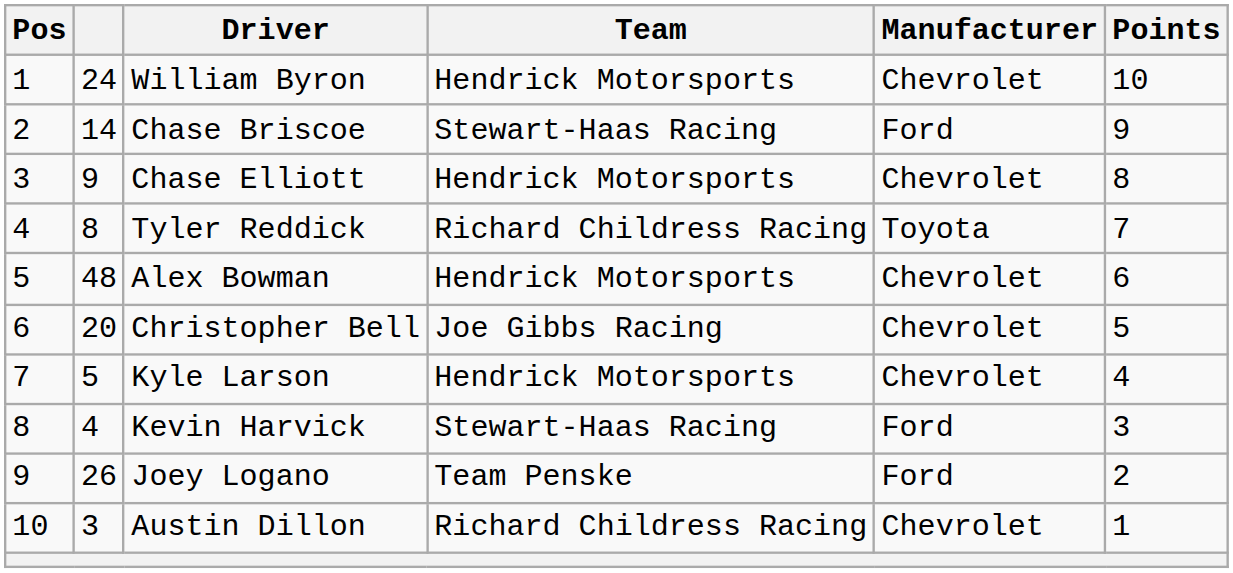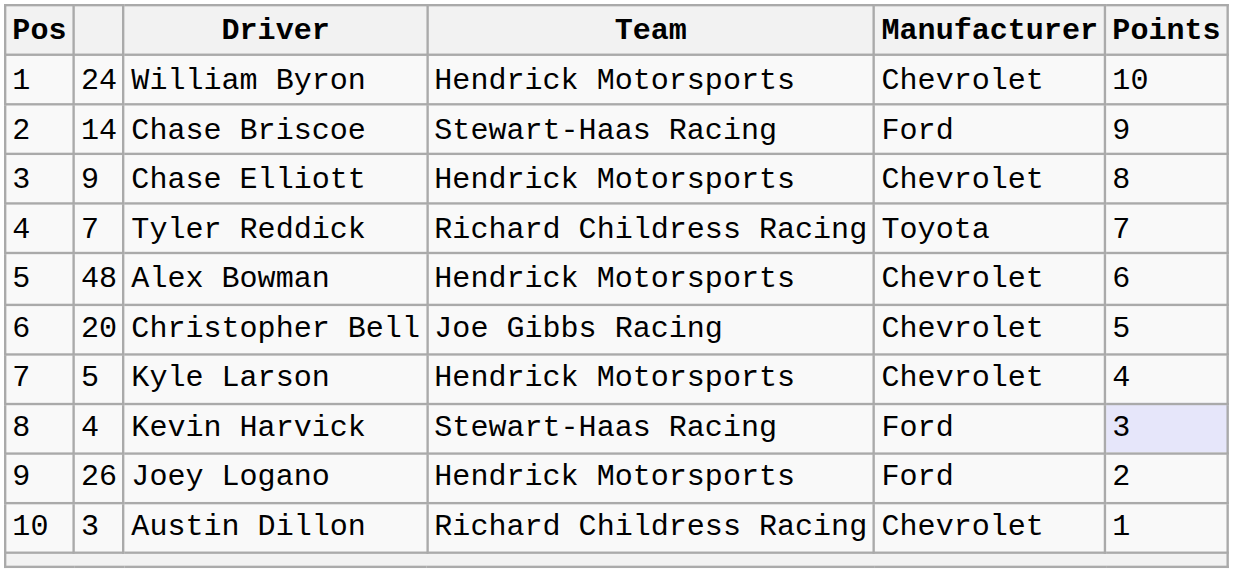(90, 229) 8 -> (90, 229) 7
(1121, 428) no background -> (1121, 428) lavender background
(534, 478) Team Penske -> (615, 478) Hendrick Motorsports
